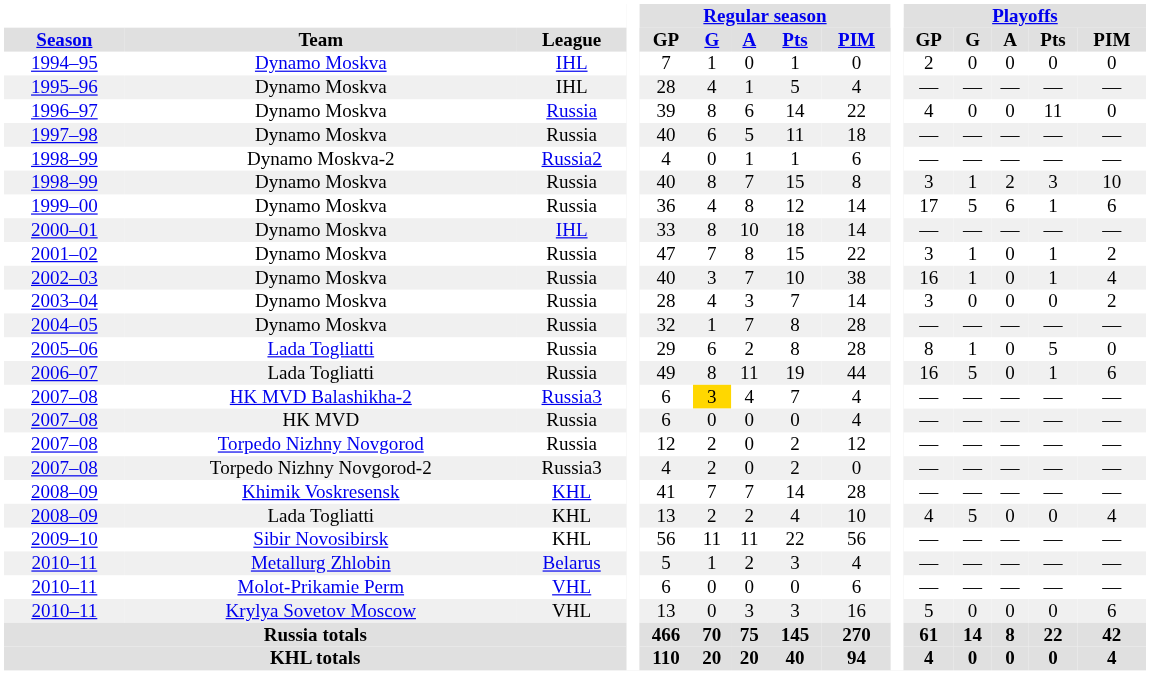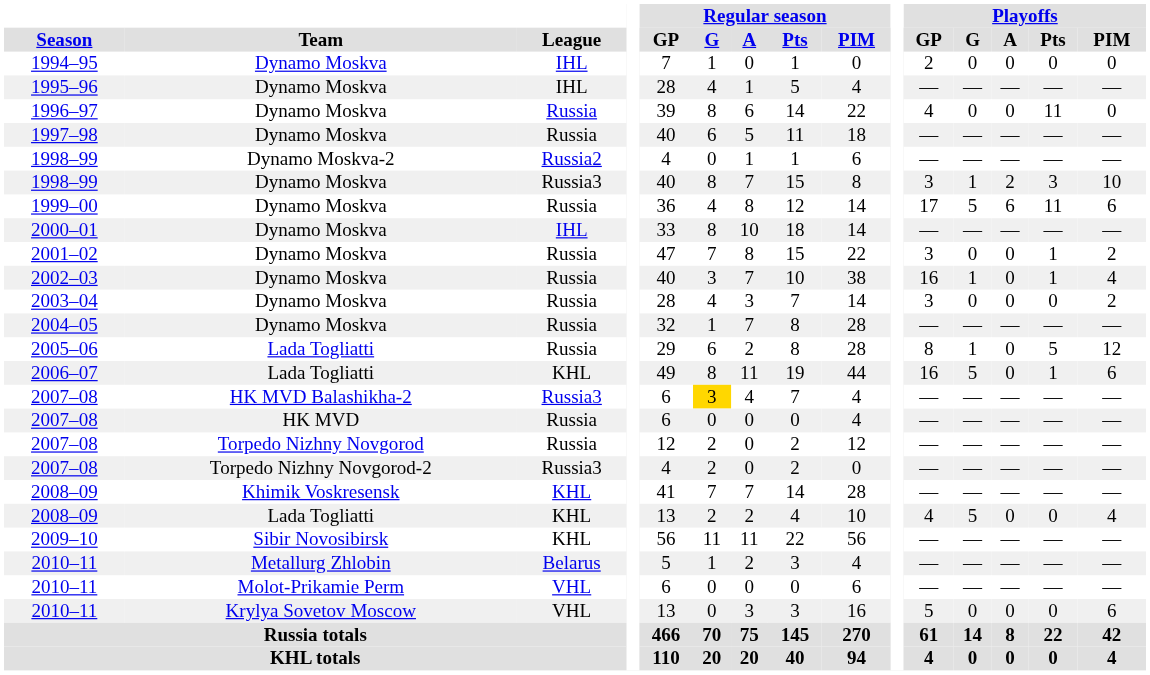(572, 182) Russia -> (572, 182) Russia3
(1053, 206) 1 -> (1053, 206) 11
(973, 253) 1 -> (973, 253) 0
(1112, 349) 0 -> (1112, 349) 12
(572, 372) Russia -> (572, 372) KHL
